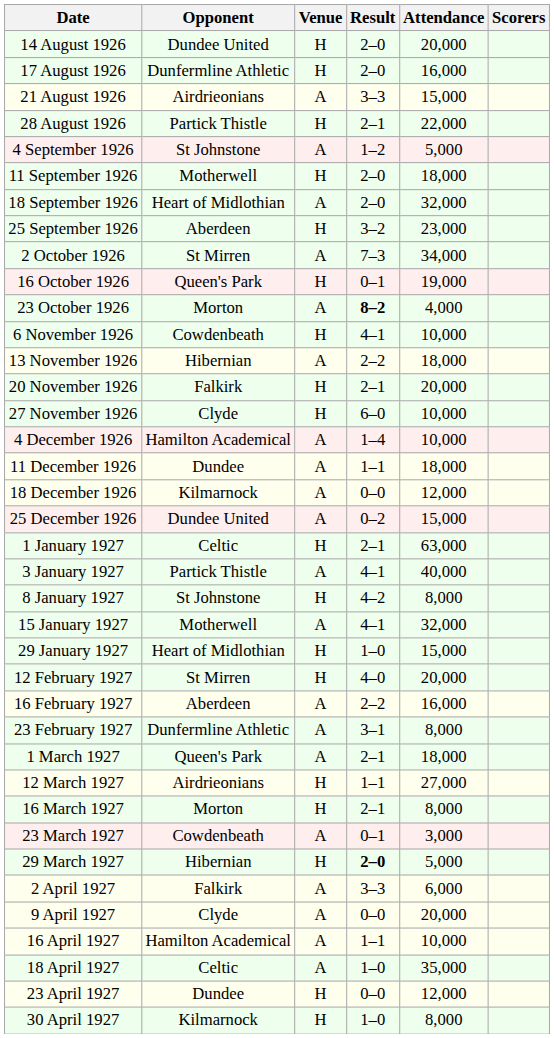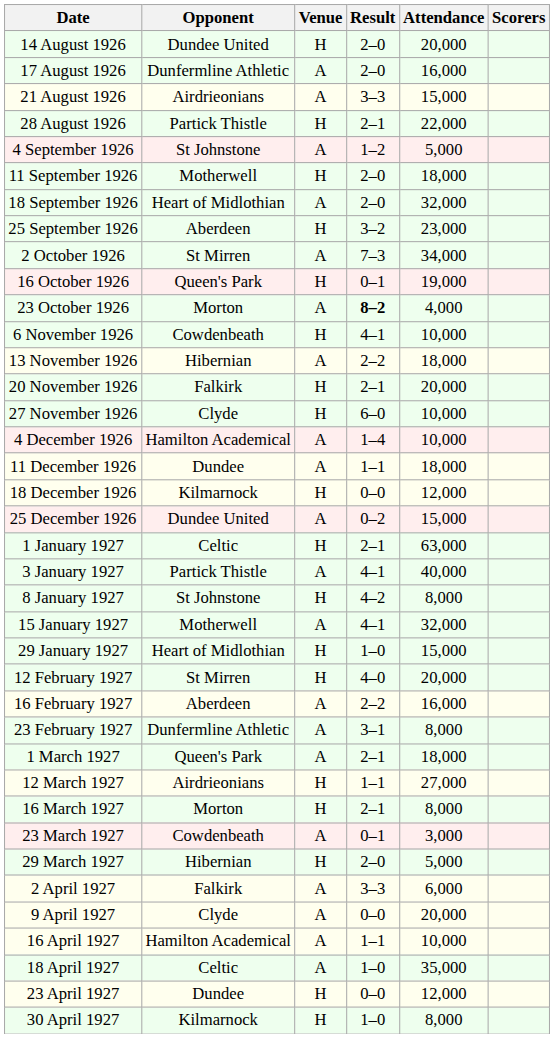(321, 70) H -> (321, 70) A
(321, 492) A -> (321, 492) H
(373, 862) bold -> (373, 862) normal
